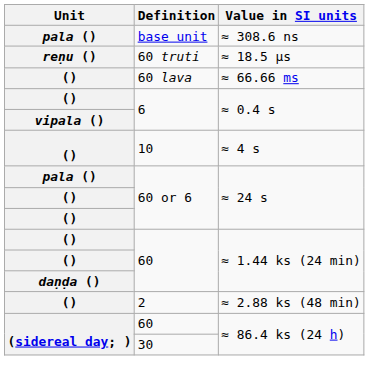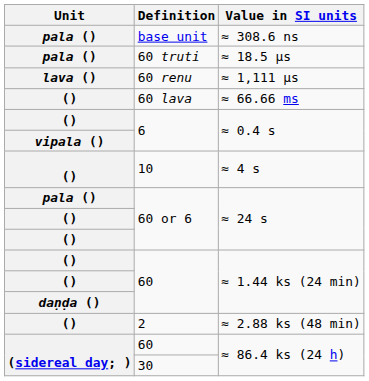(70, 57) reṇu () -> (70, 57) pala ()
+ row: (165, 78)
